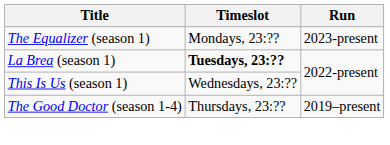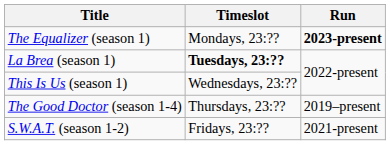(341, 38) normal -> (343, 38) bold
+ row: (68, 128)
